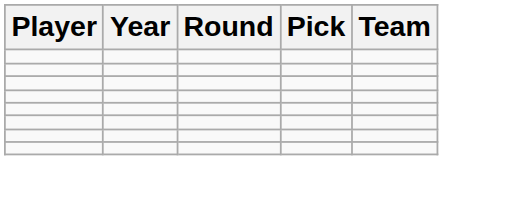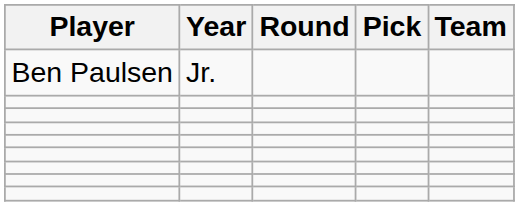+ row: (92, 72)
